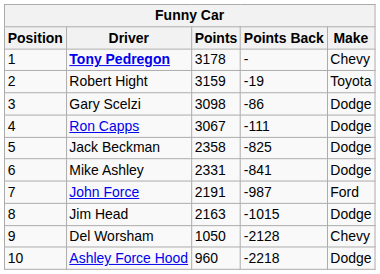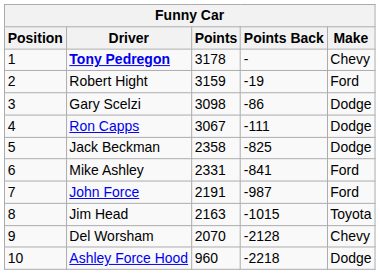(351, 82) Toyota -> (345, 82) Ford
(351, 170) Dodge -> (345, 170) Ford
(351, 215) Dodge -> (351, 215) Toyota
(210, 237) 1050 -> (210, 237) 2070
